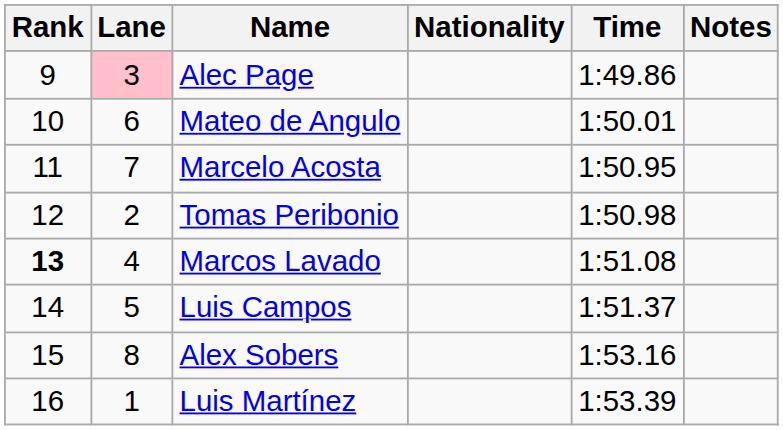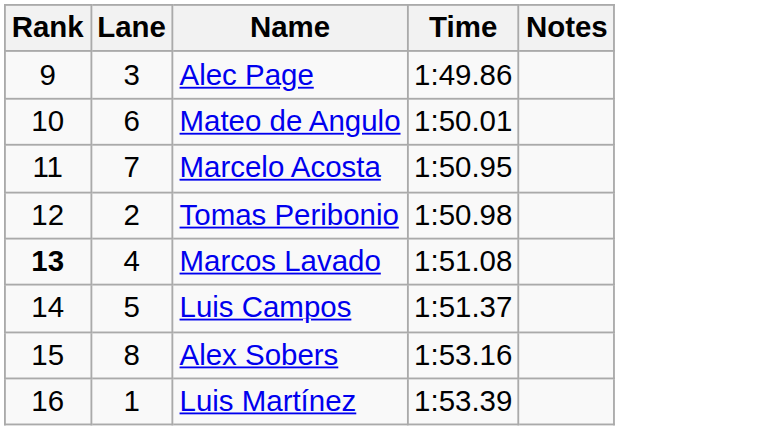- column: (489, 27)
(132, 74) pink background -> (132, 74) no background
